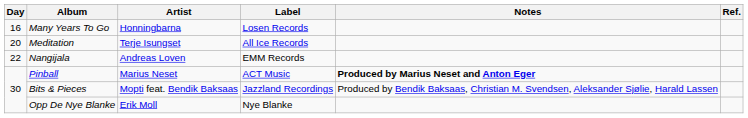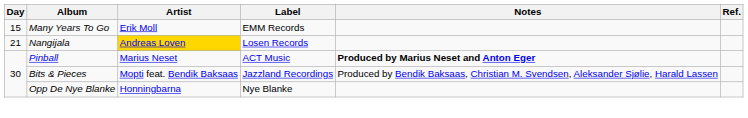(16, 27) 16 -> (16, 27) 15
(150, 27) Honningbarna -> (138, 27) Erik Moll
(275, 27) Losen Records -> (273, 27) EMM Records
- row: (51, 43)
(16, 58) 22 -> (16, 43) 21
(153, 58) no background -> (153, 43) gold background
(273, 58) EMM Records -> (275, 43) Losen Records
(138, 105) Erik Moll -> (150, 89) Honningbarna
